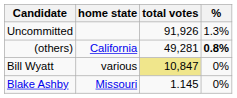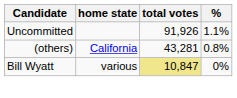(216, 31) 1.3% -> (216, 31) 1.1%
(181, 48) 49,281 -> (181, 48) 43,281
(216, 48) bold -> (216, 48) normal
- row: (38, 84)
